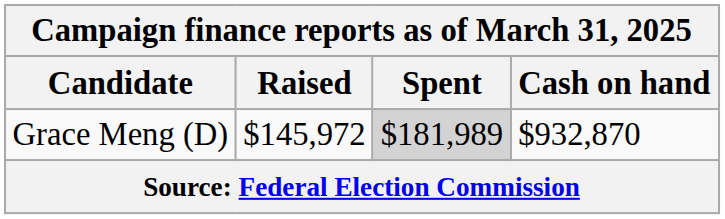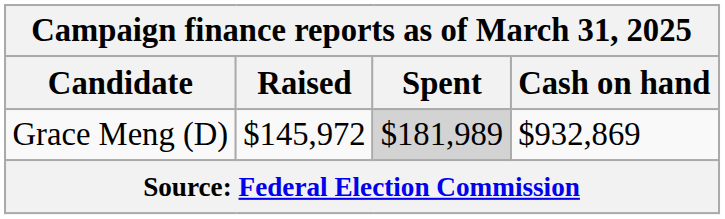(579, 133) $932,870 -> (579, 133) $932,869
